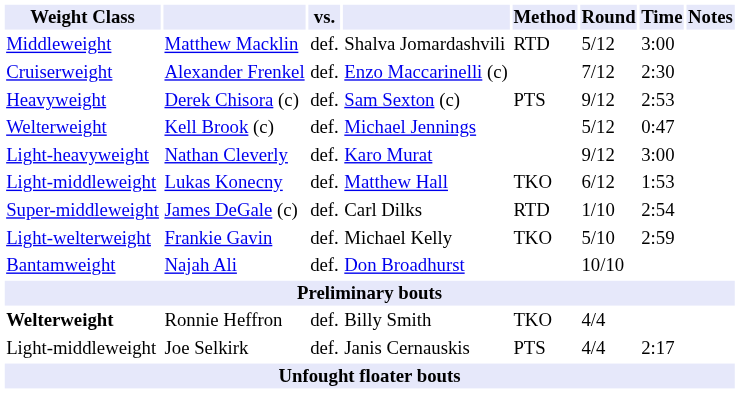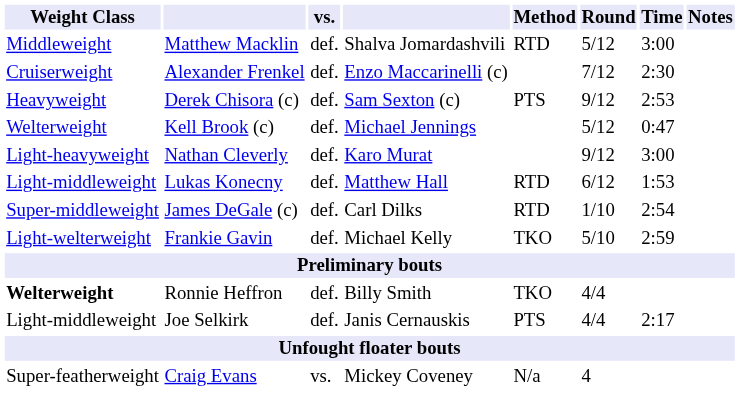(533, 182) TKO -> (532, 182) RTD
- row: (201, 265)
+ row: (211, 375)
